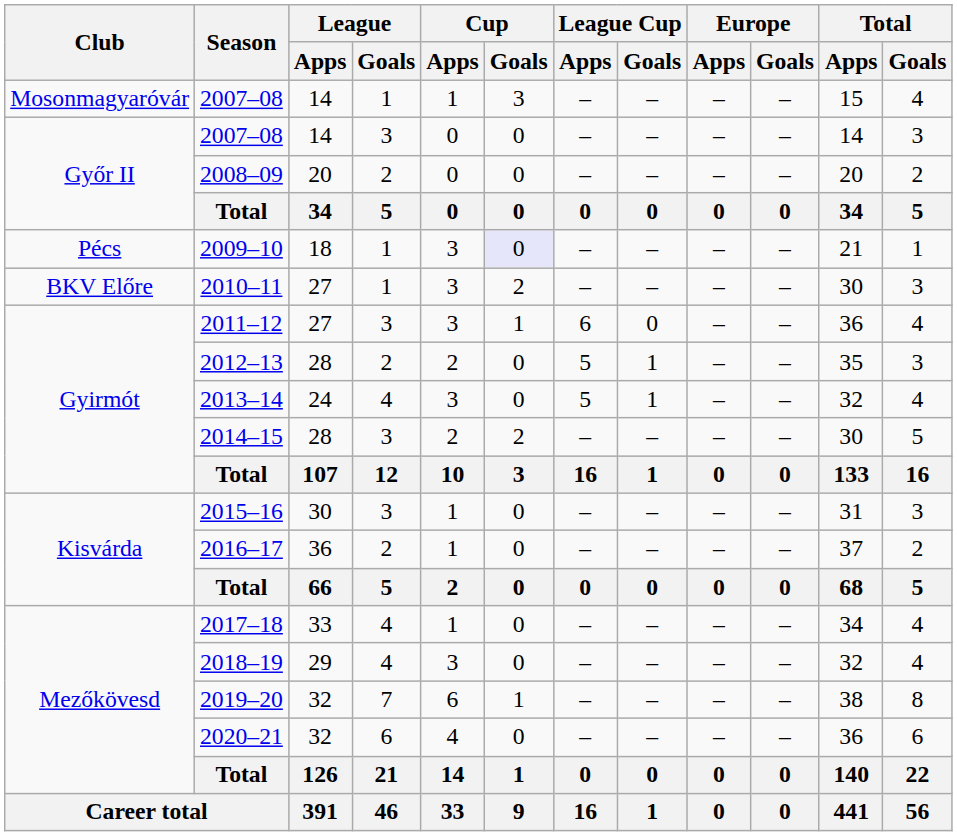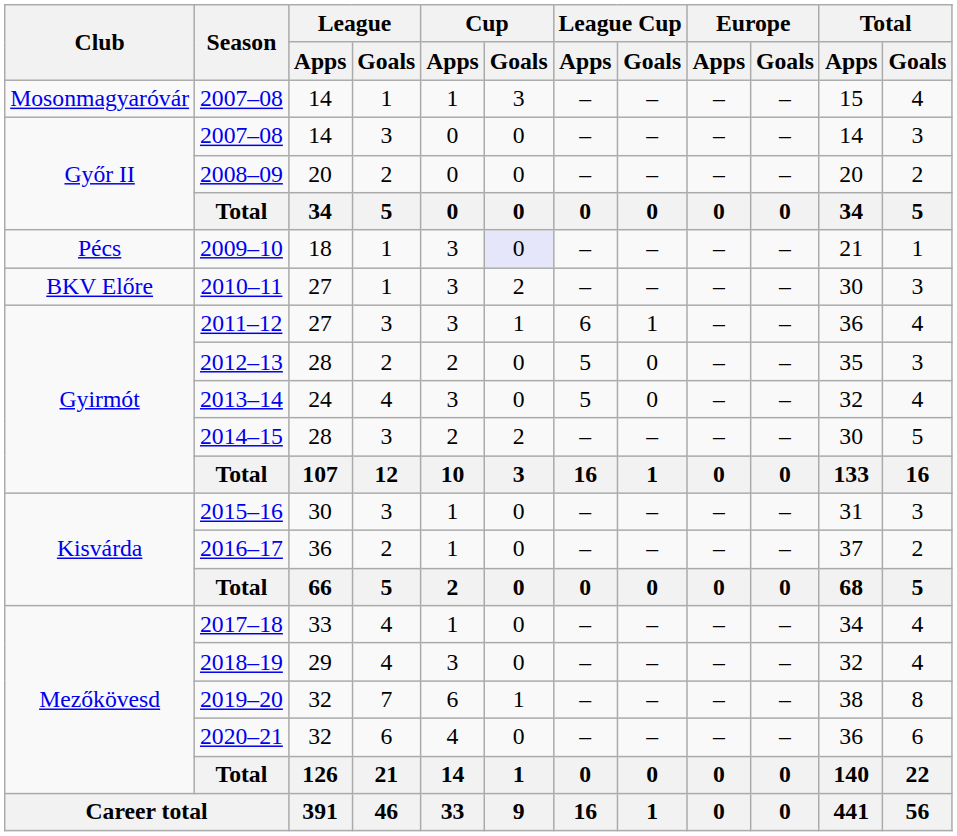(652, 323) 0 -> (652, 323) 1
(652, 361) 1 -> (652, 361) 0
(652, 398) 1 -> (652, 398) 0
